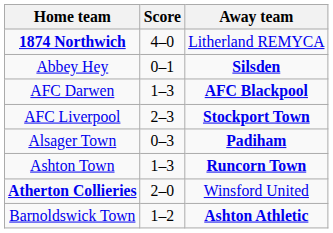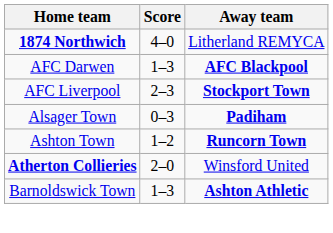- row: (72, 66)
(162, 166) 1–3 -> (162, 141) 1–2
(162, 215) 1–2 -> (162, 191) 1–3
